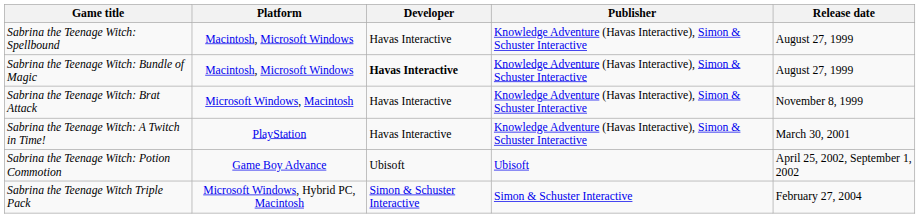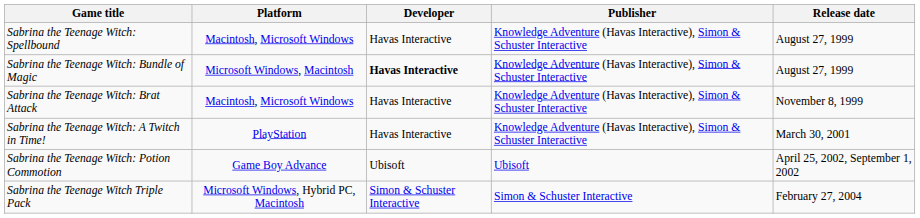(279, 70) Macintosh, Microsoft Windows -> (279, 70) Microsoft Windows, Macintosh
(279, 102) Microsoft Windows, Macintosh -> (279, 102) Macintosh, Microsoft Windows
